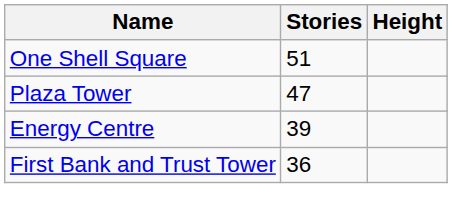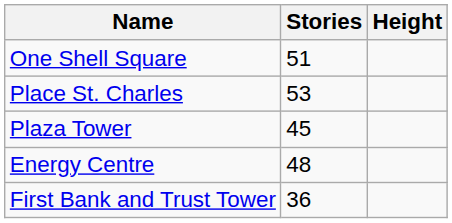+ row: (96, 93)
(299, 93) 47 -> (299, 128) 45
(299, 128) 39 -> (299, 164) 48
